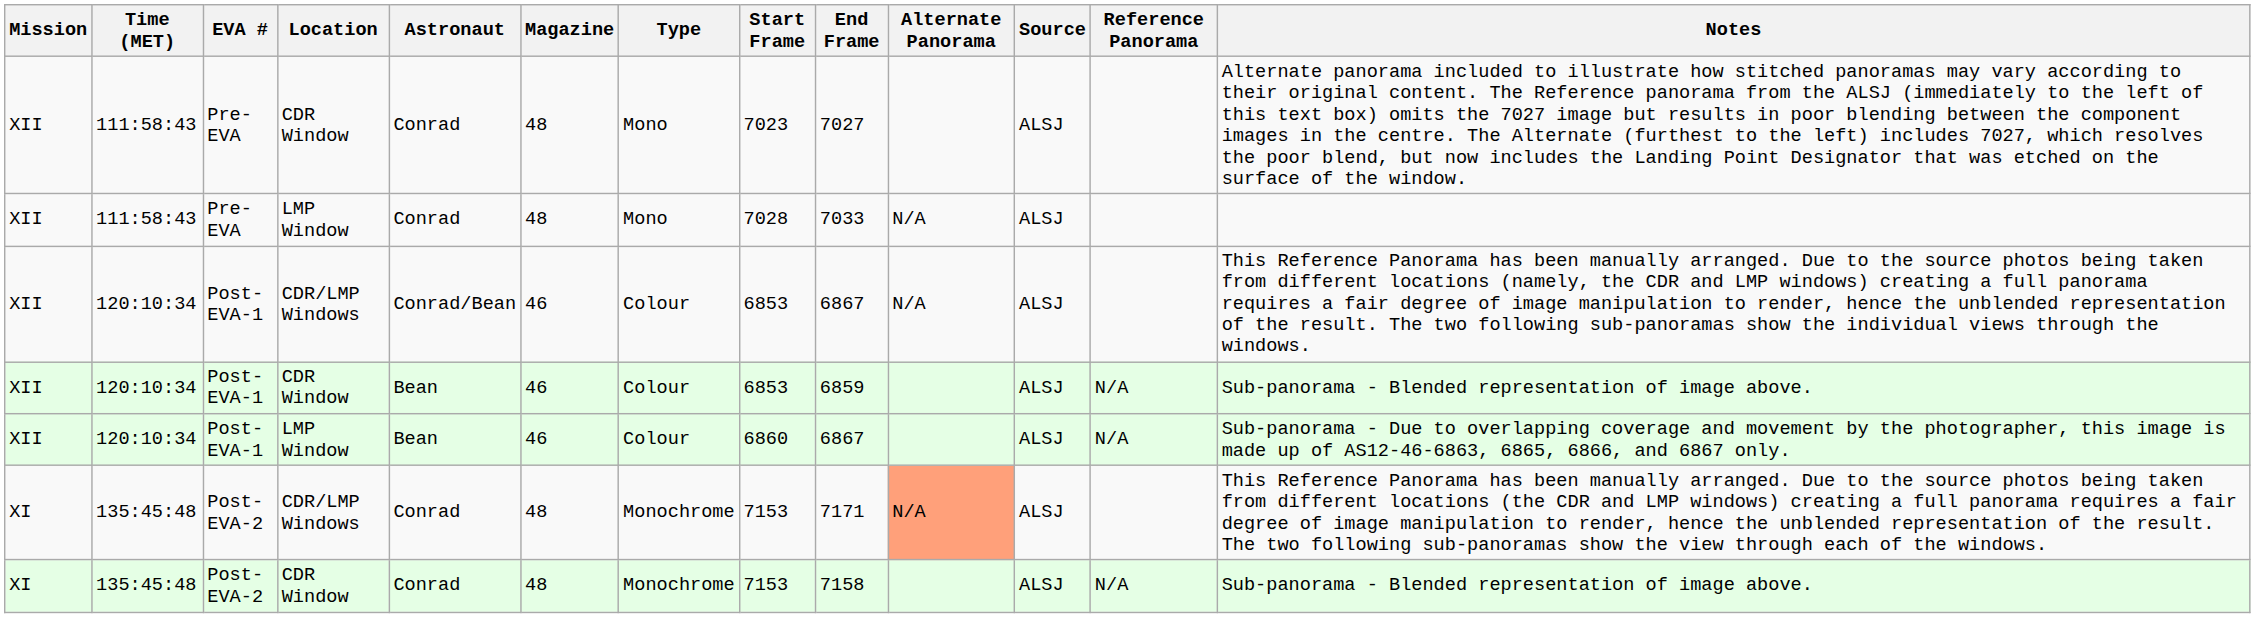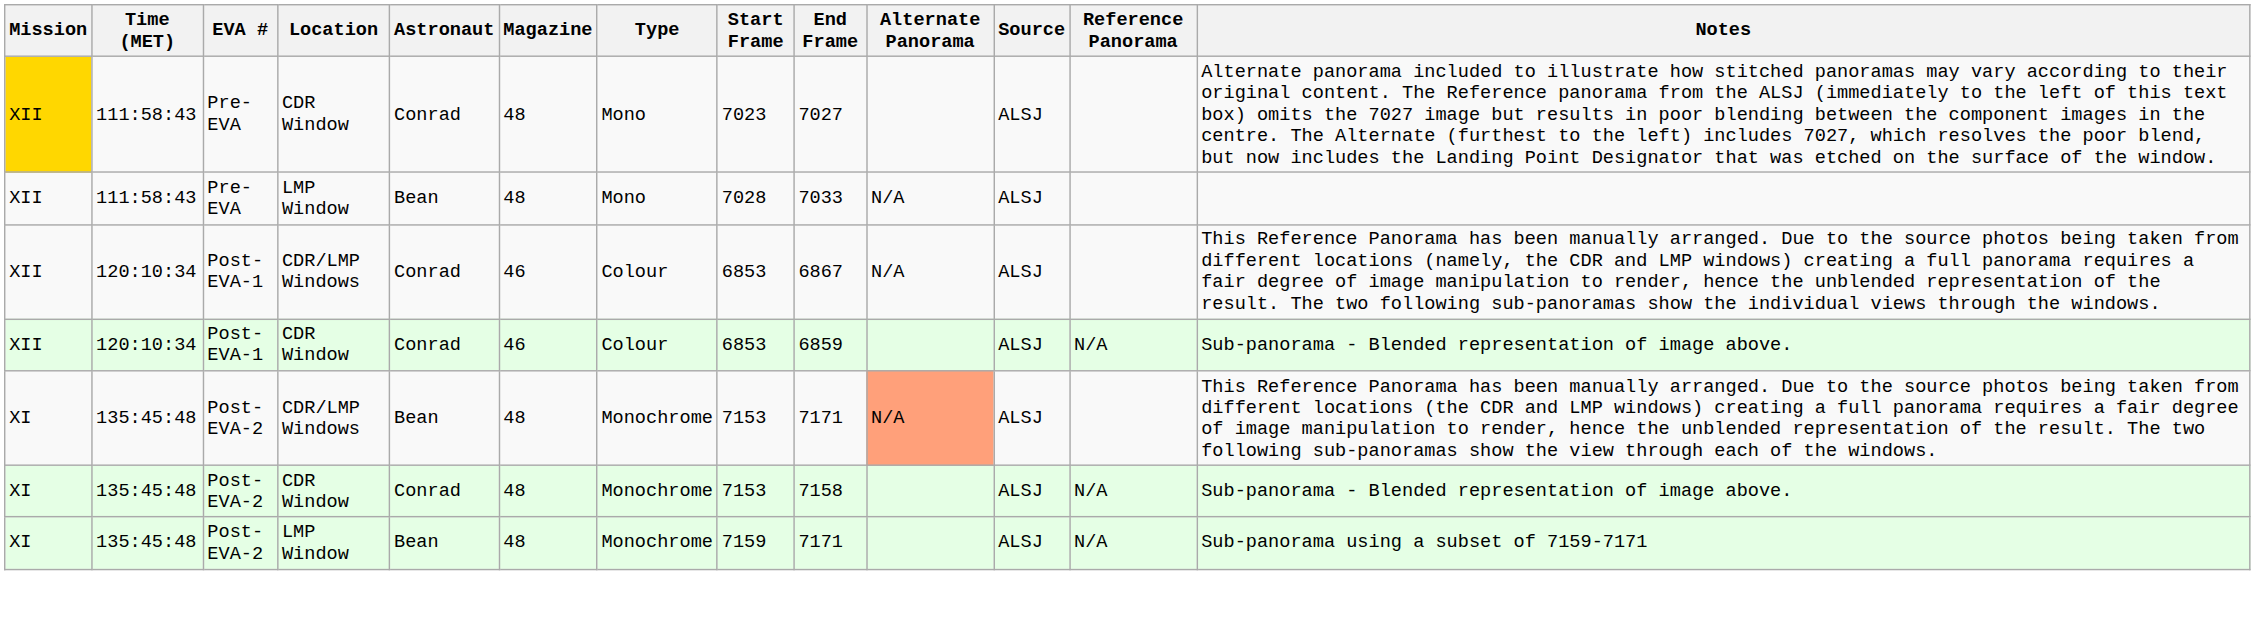(26, 125) no background -> (26, 115) gold background
(427, 220) Conrad -> (416, 198) Bean
(455, 304) Conrad/Bean -> (427, 272) Conrad
(416, 388) Bean -> (427, 345) Conrad
- row: (146, 439)
(427, 513) Conrad -> (416, 418) Bean
+ row: (146, 543)
